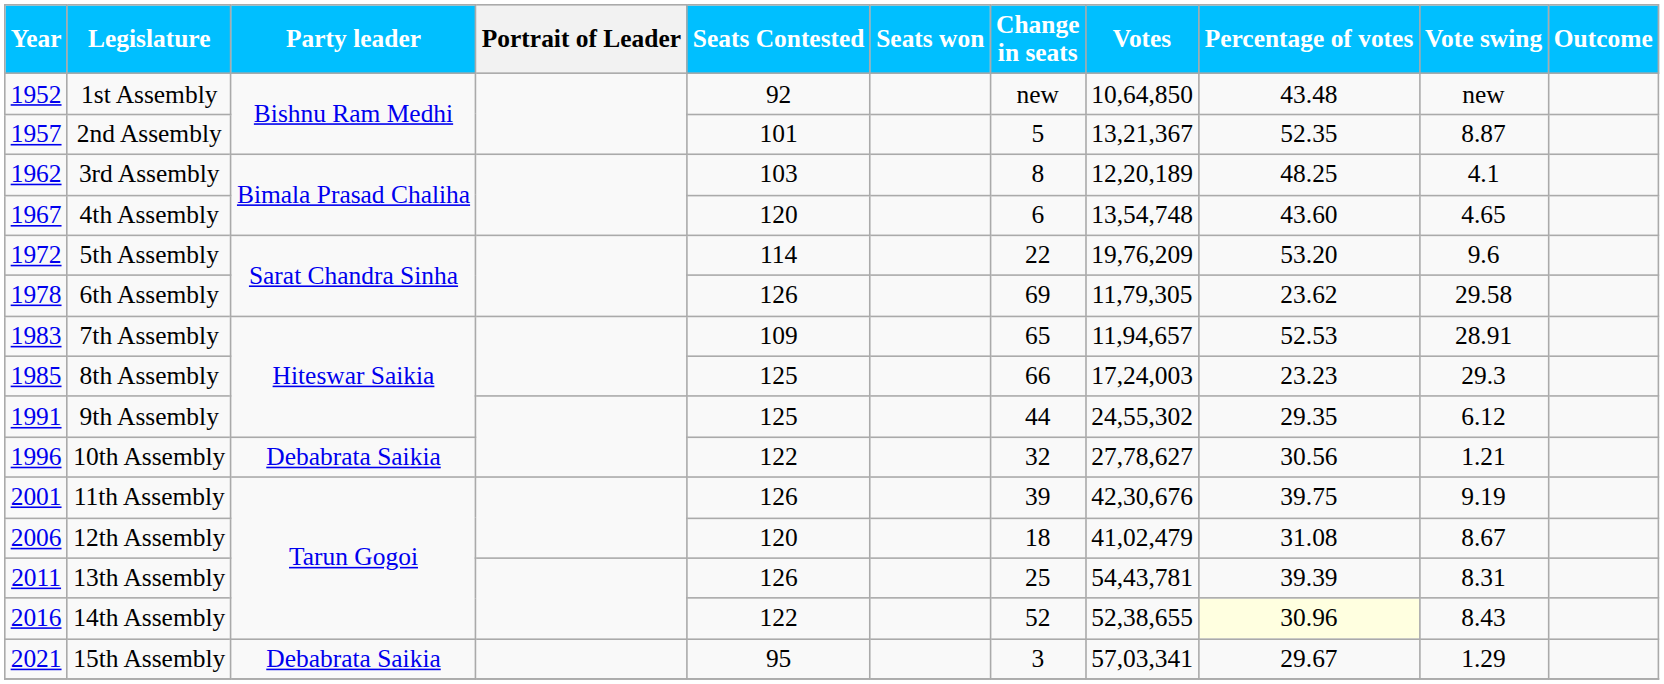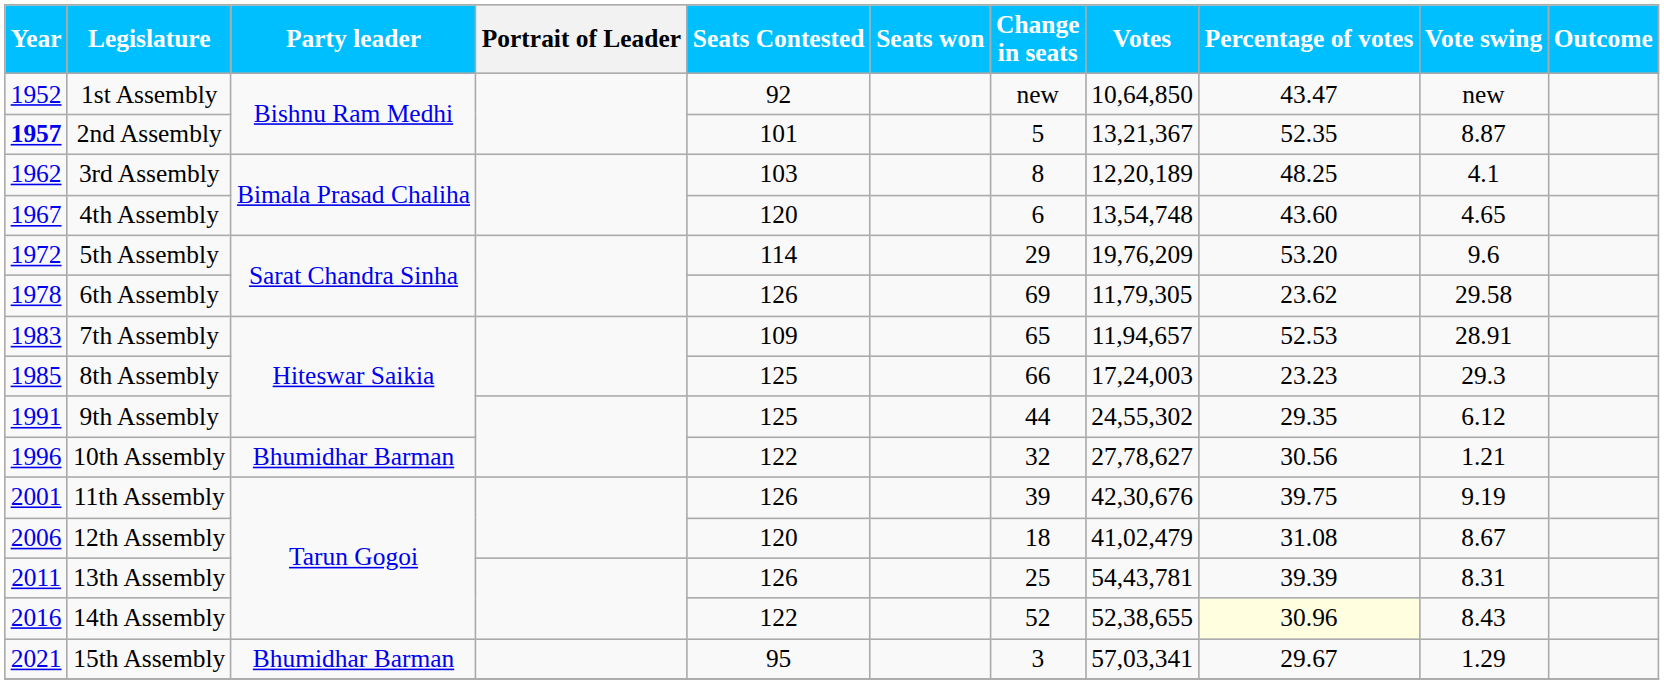(1309, 93) 43.48 -> (1309, 93) 43.47
(36, 133) normal -> (36, 133) bold
(1038, 255) 22 -> (1038, 255) 29
(354, 456) Debabrata Saikia -> (354, 456) Bhumidhar Barman
(354, 658) Debabrata Saikia -> (354, 658) Bhumidhar Barman
